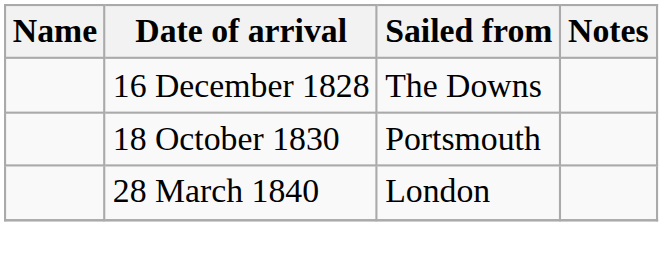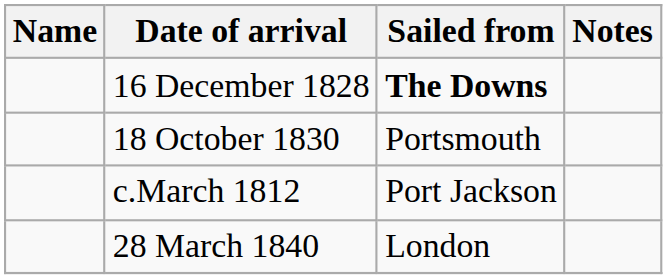(463, 84) normal -> (466, 84) bold
+ row: (207, 191)
